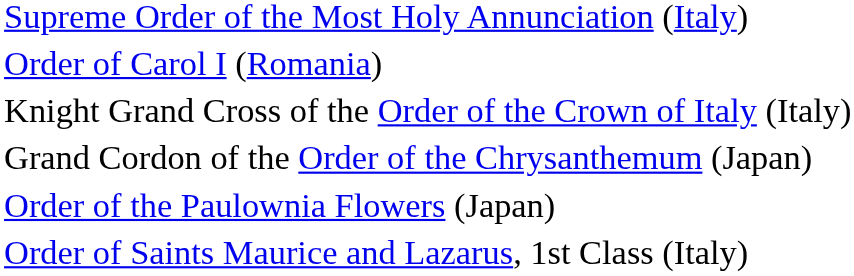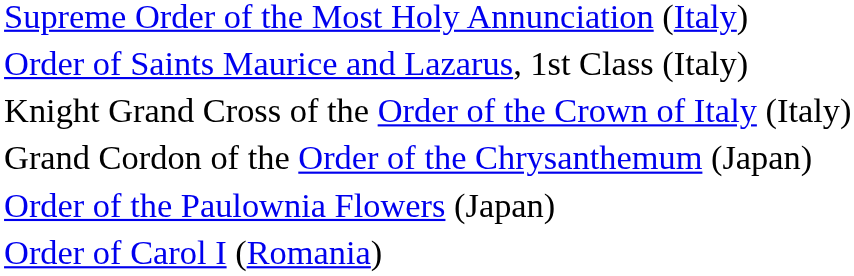rows swapped: (376, 252) <-> (193, 63)
